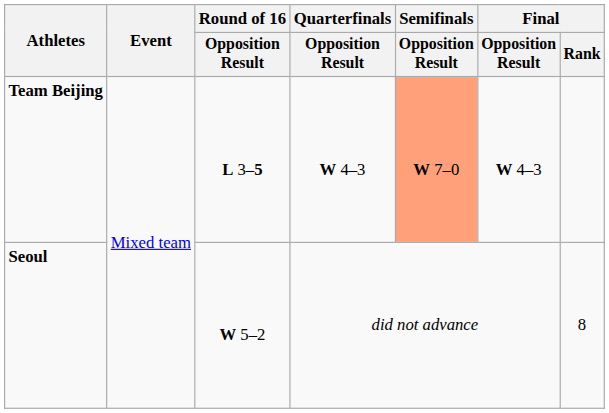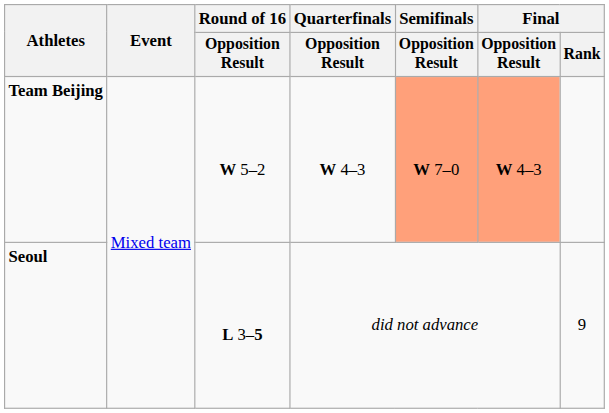(242, 169) L 3–5 -> (242, 169) W 5–2
(519, 169) no background -> (519, 169) lightsalmon background
(242, 335) W 5–2 -> (242, 335) L 3–5
(582, 325) 8 -> (582, 325) 9
